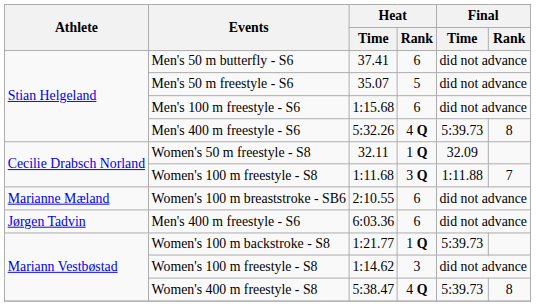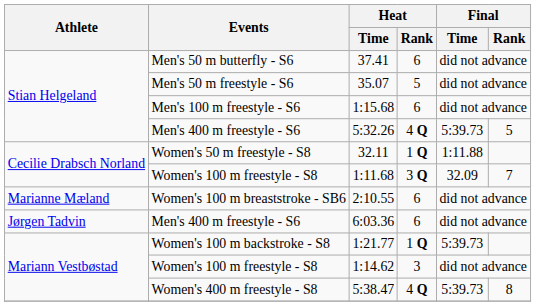(509, 130) 8 -> (509, 130) 5
(462, 153) 32.09 -> (462, 153) 1:11.88
(462, 175) 1:11.88 -> (462, 175) 32.09
